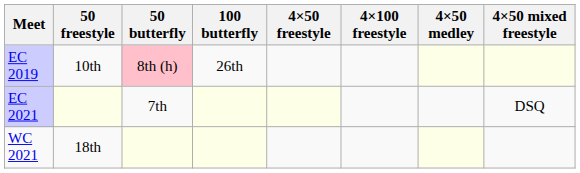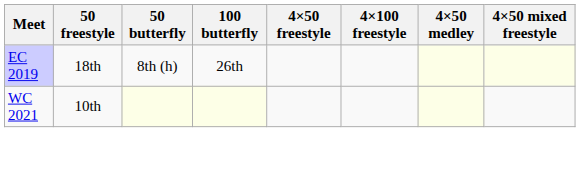(88, 65) 10th -> (88, 65) 18th
(157, 65) pink background -> (157, 65) no background
- row: (23, 106)
(88, 147) 18th -> (88, 106) 10th
